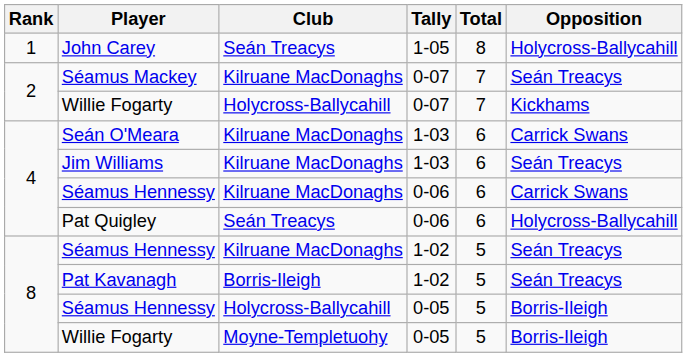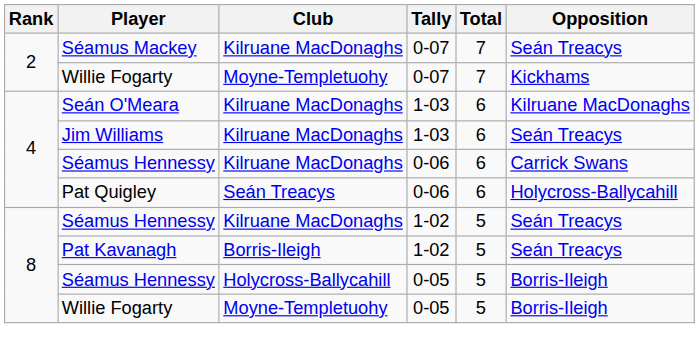- row: (108, 47)
(307, 105) Holycross-Ballycahill -> (305, 76) Moyne-Templetuohy
(569, 134) Carrick Swans -> (600, 105) Kilruane MacDonaghs
